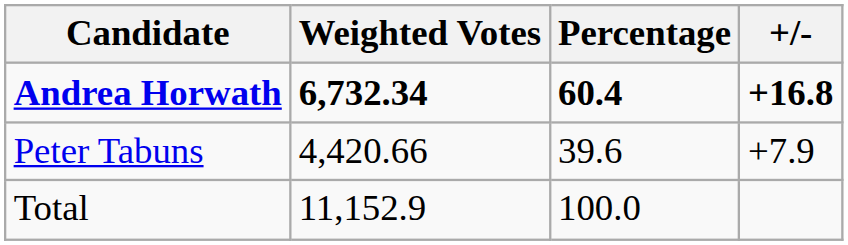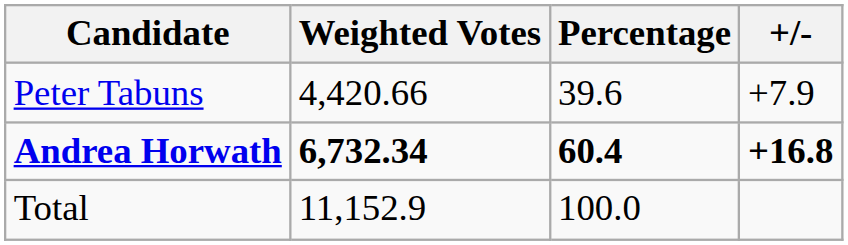rows swapped: (148, 92) <-> (109, 150)
